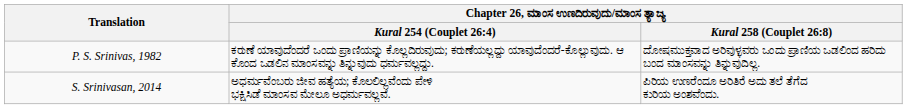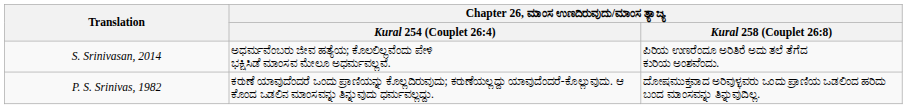rows swapped: (117, 56) <-> (117, 87)
